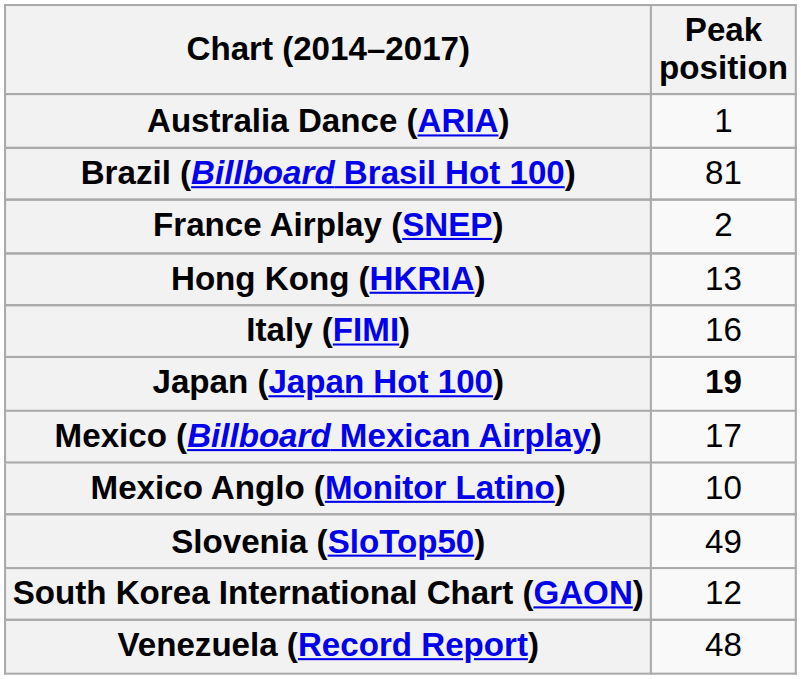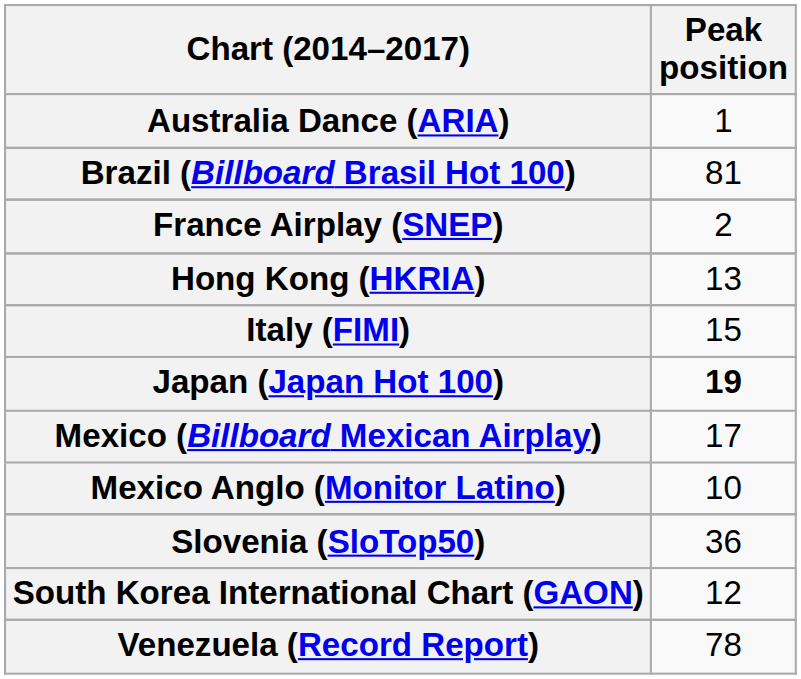(723, 330) 16 -> (723, 330) 15
(723, 540) 49 -> (723, 540) 36
(723, 645) 48 -> (723, 645) 78
